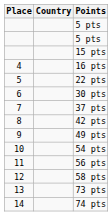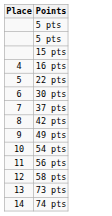- column: (54, 11)
